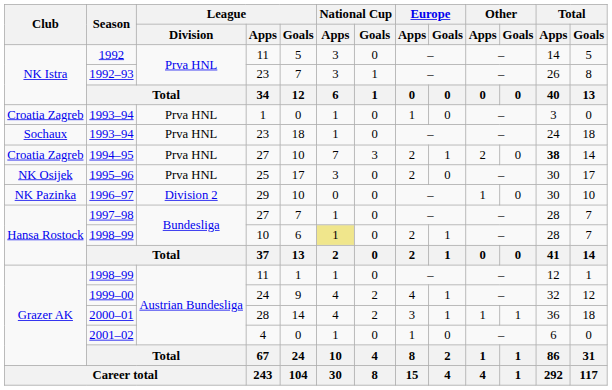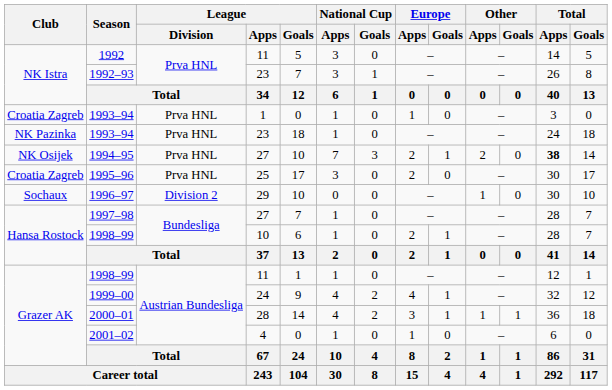(45, 134) Sochaux -> (45, 134) NK Pazinka
(45, 154) Croatia Zagreb -> (45, 154) NK Osijek
(45, 174) NK Osijek -> (45, 174) Croatia Zagreb
(45, 194) NK Pazinka -> (45, 194) Sochaux
(335, 235) khaki background -> (335, 235) no background
